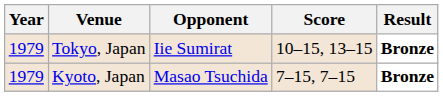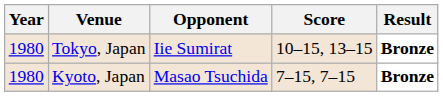(26, 48) 1979 -> (26, 48) 1980
(26, 77) 1979 -> (26, 77) 1980
